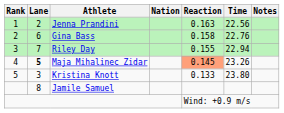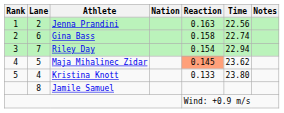(238, 37) 22.76 -> (238, 37) 22.74
(203, 50) 0.155 -> (203, 50) 0.154
(39, 62) bold -> (39, 62) normal
(238, 62) 23.26 -> (238, 62) 23.62
(39, 75) 3 -> (39, 75) 4
